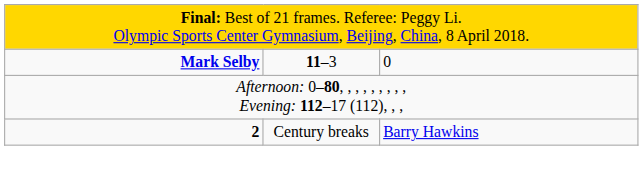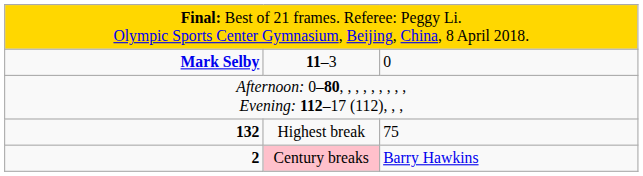+ row: (248, 132)
(321, 132) no background -> (321, 158) pink background
